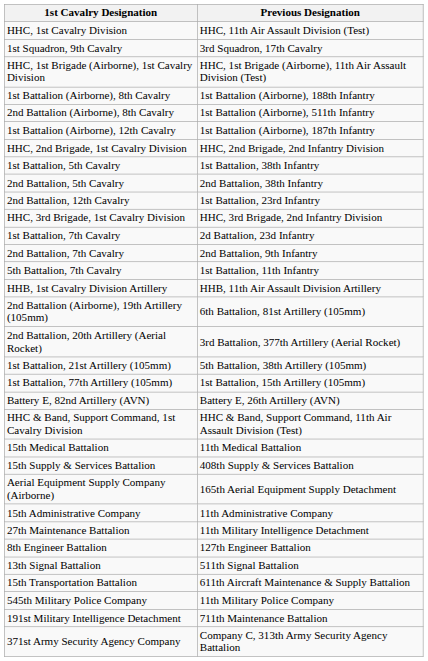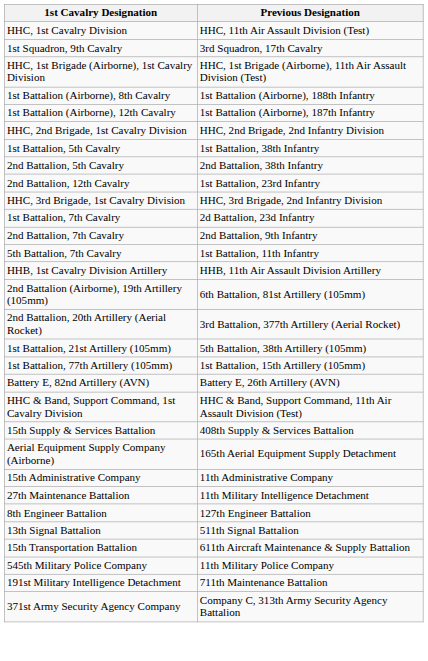- row: (90, 113)
- row: (58, 448)
